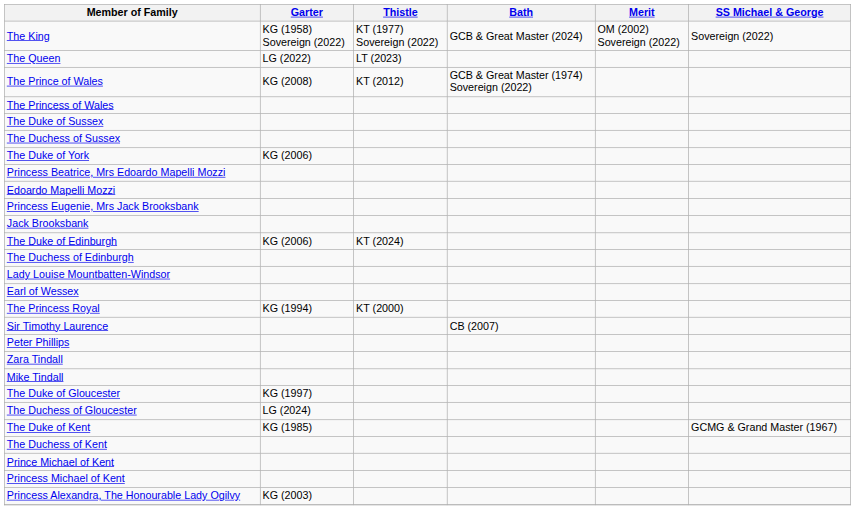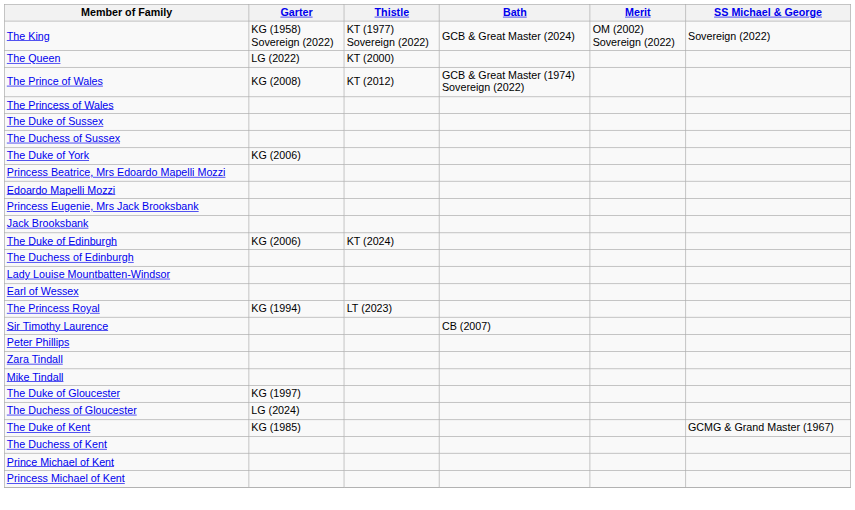(379, 59) LT (2023) -> (370, 59) KT (2000)
(380, 309) KT (2000) -> (369, 309) LT (2023)
- row: (124, 496)
